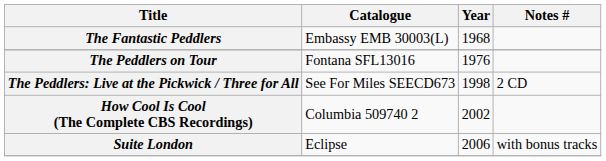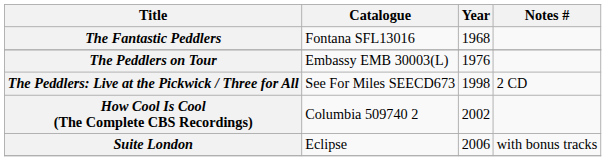(377, 38) Embassy EMB 30003(L) -> (360, 38) Fontana SFL13016
(360, 60) Fontana SFL13016 -> (377, 60) Embassy EMB 30003(L)
